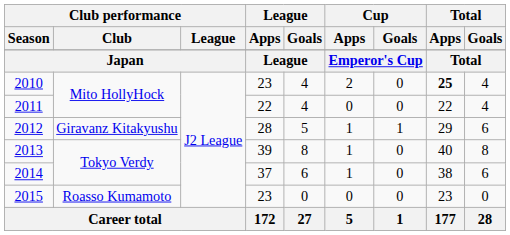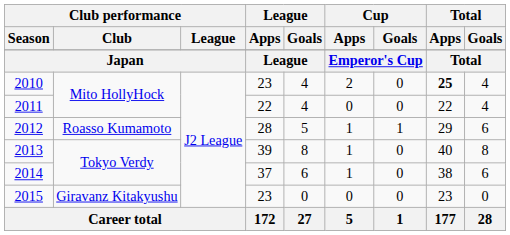(117, 128) Giravanz Kitakyushu -> (117, 128) Roasso Kumamoto
(117, 196) Roasso Kumamoto -> (117, 196) Giravanz Kitakyushu
